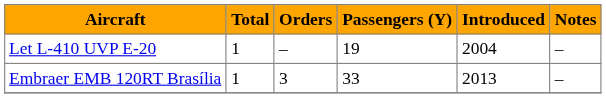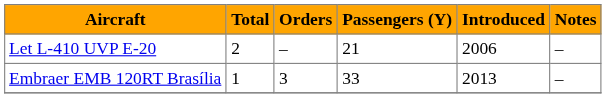(236, 48) 1 -> (236, 48) 2
(351, 48) 19 -> (351, 48) 21
(479, 48) 2004 -> (479, 48) 2006
